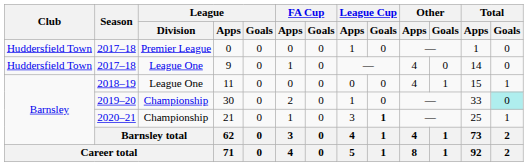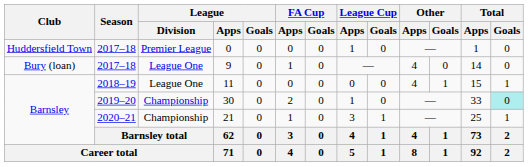(49, 65) Huddersfield Town -> (49, 65) Bury (loan)
(383, 118) bold -> (383, 118) normal
